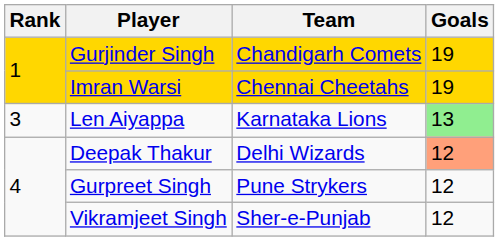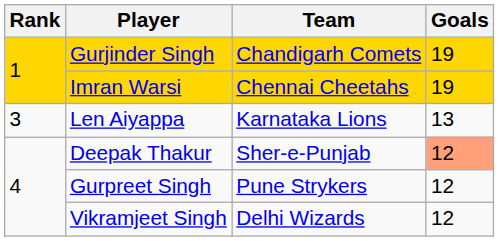(442, 119) lightgreen background -> (442, 119) no background
(300, 152) Delhi Wizards -> (303, 152) Sher-e-Punjab
(303, 218) Sher-e-Punjab -> (300, 218) Delhi Wizards
